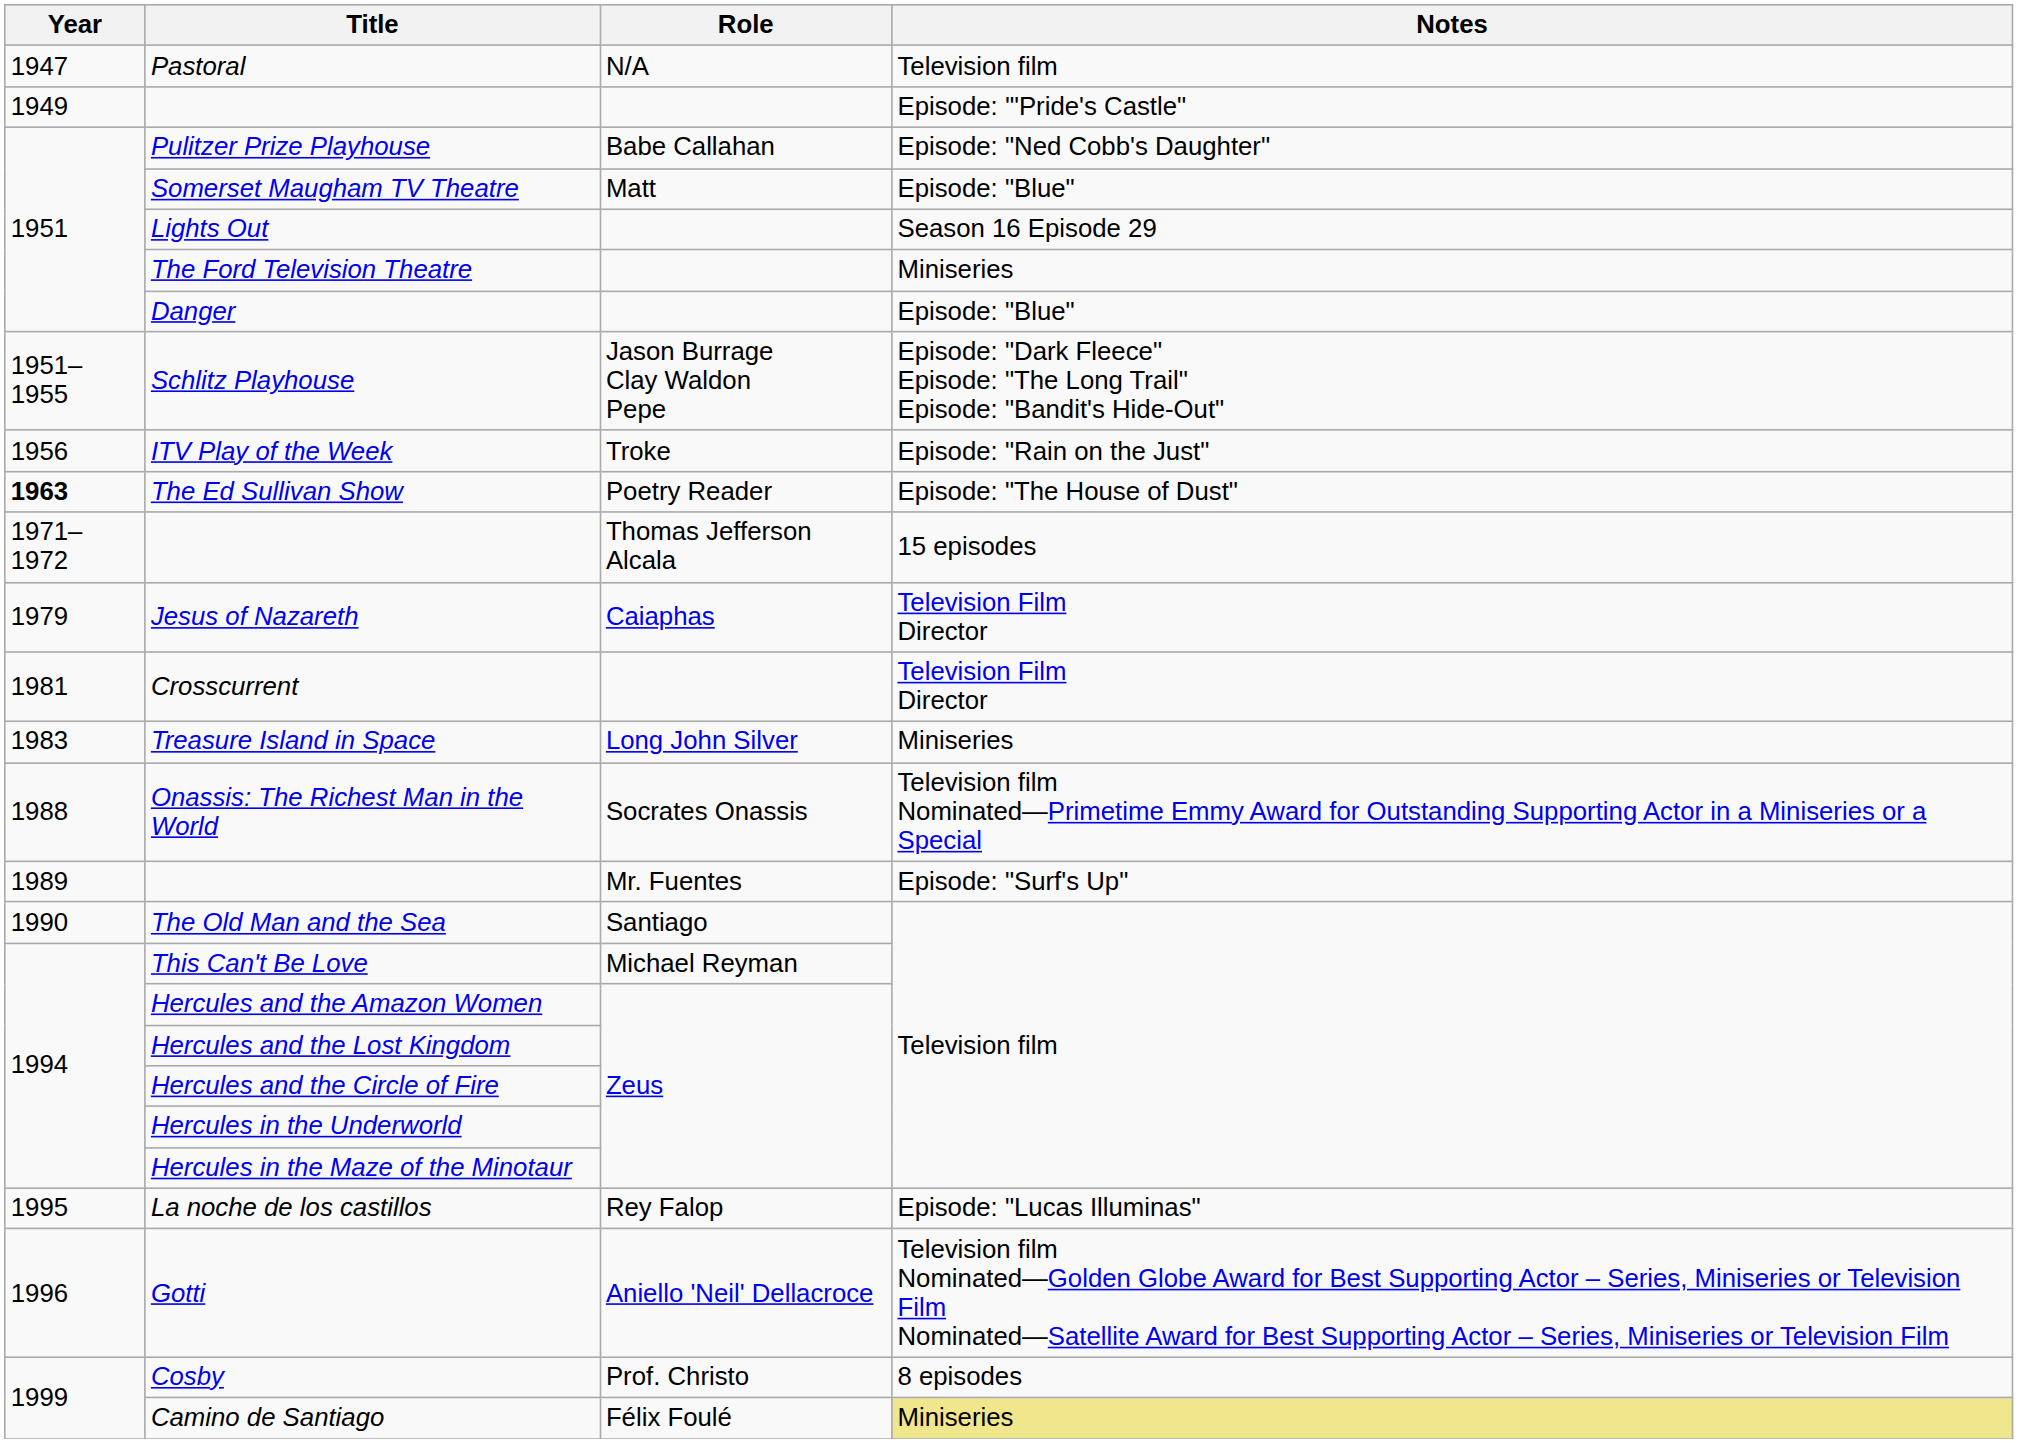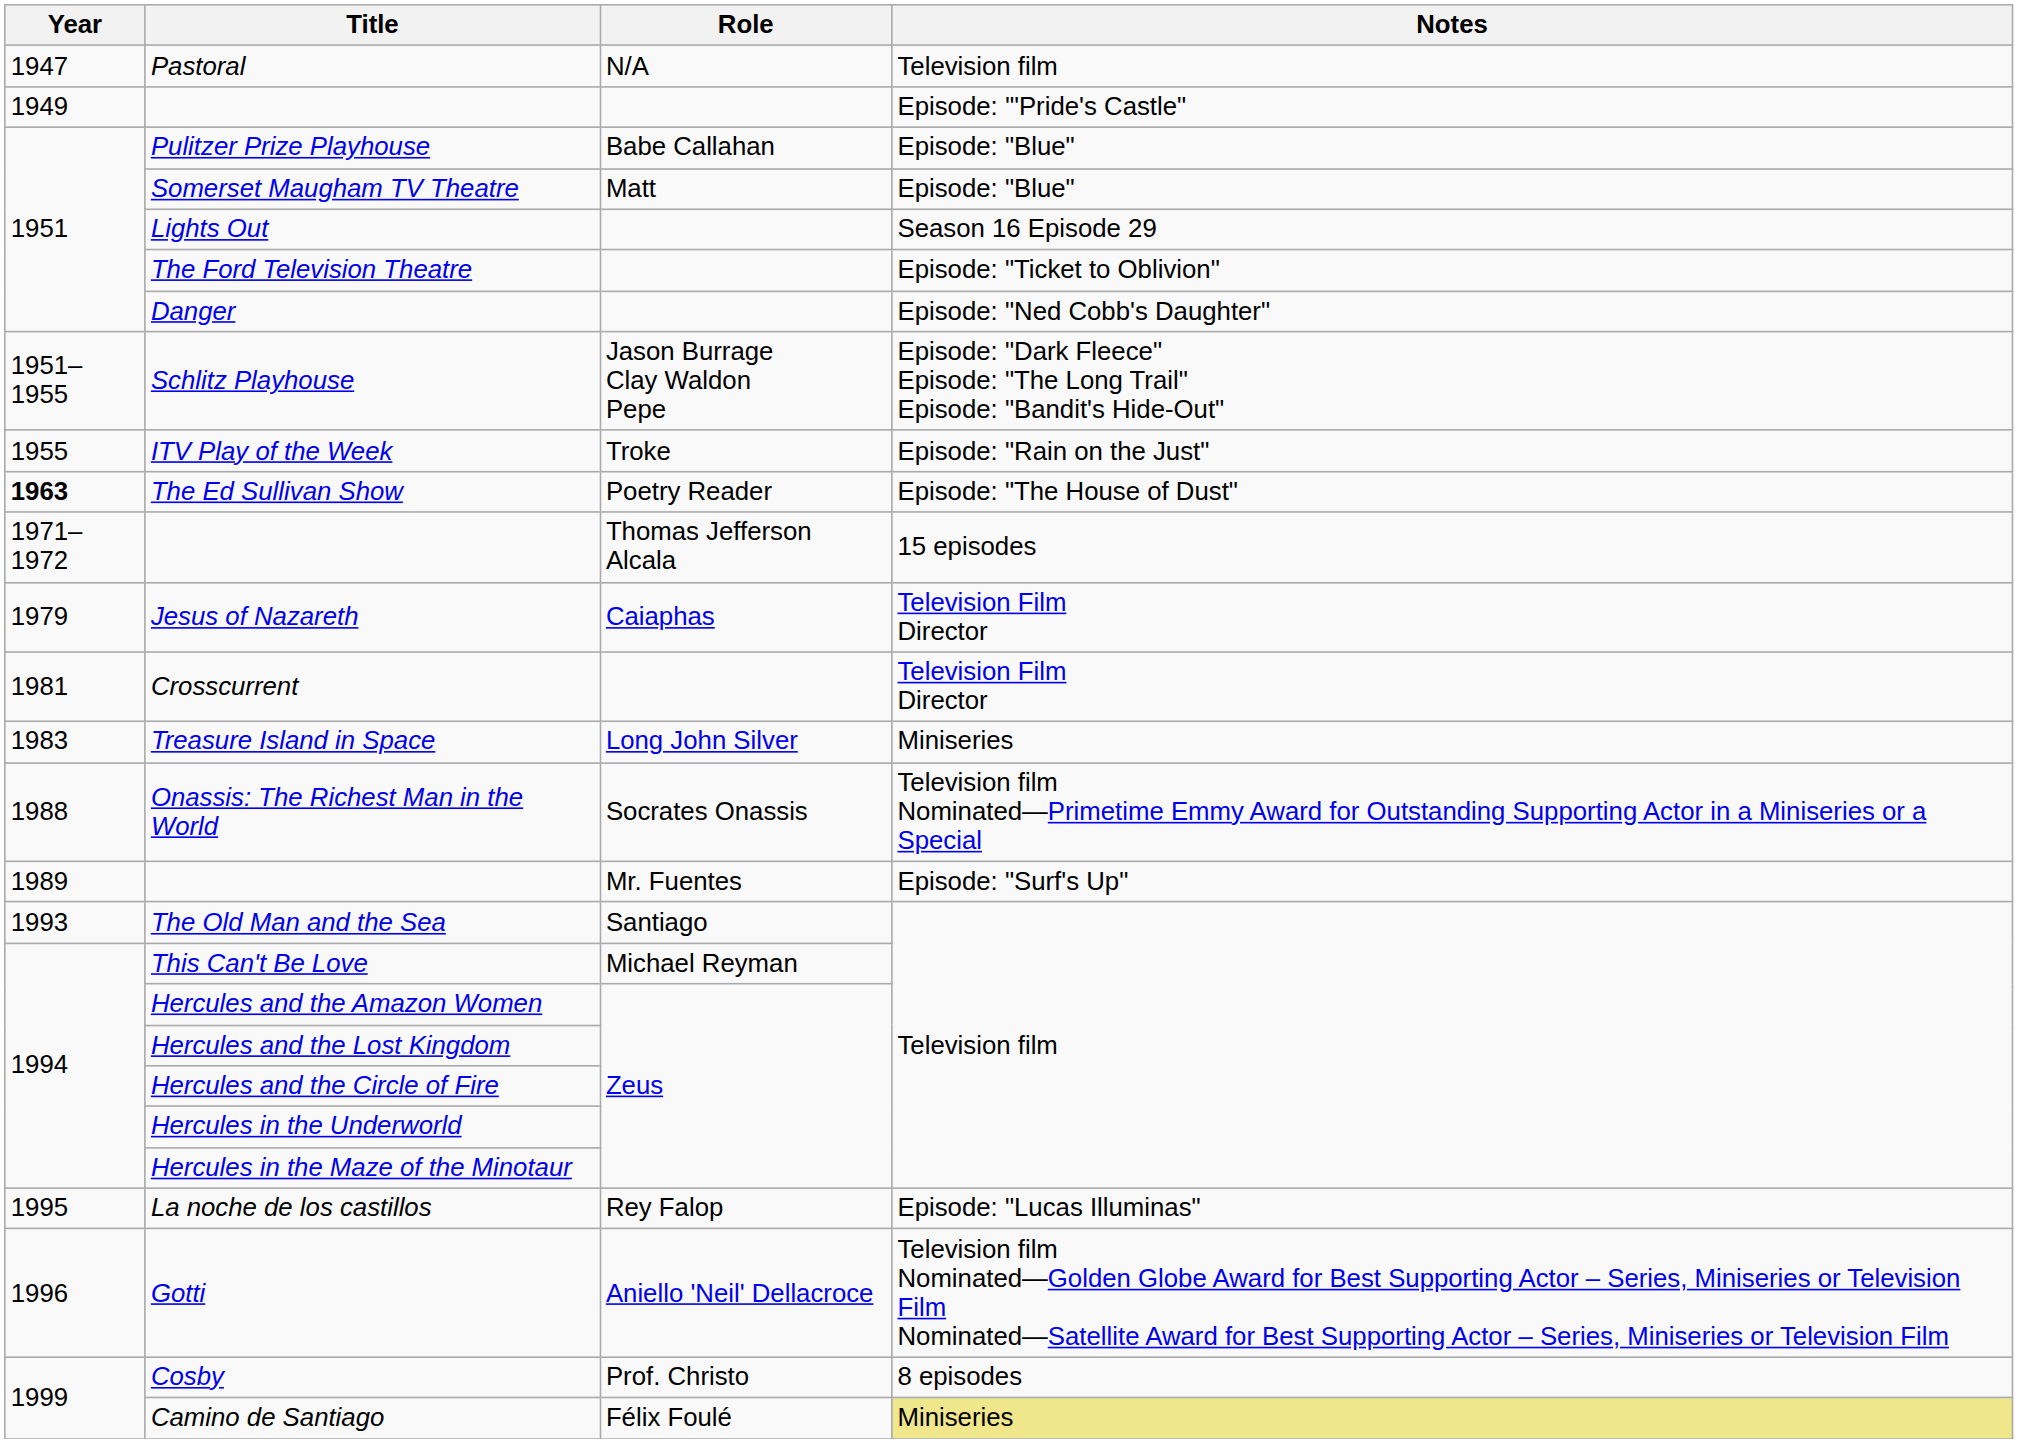(1084, 147) Episode: "Ned Cobb's Daughter" -> (986, 147) Episode: "Blue"
(955, 270) Miniseries -> (1059, 270) Episode: "Ticket to Oblivion"
(986, 310) Episode: "Blue" -> (1084, 310) Episode: "Ned Cobb's Daughter"
(39, 450) 1956 -> (39, 450) 1955
(39, 922) 1990 -> (39, 922) 1993
